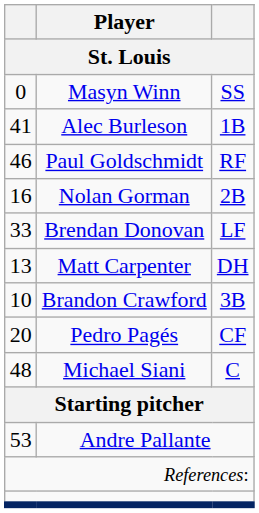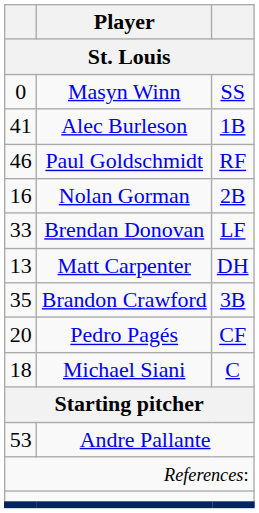(21, 299) 10 -> (21, 299) 35
(21, 369) 48 -> (21, 369) 18
